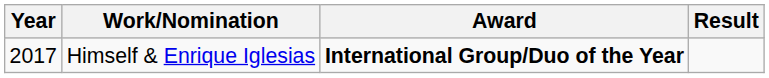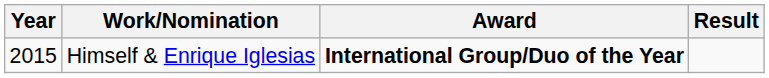(33, 55) 2017 -> (33, 55) 2015
